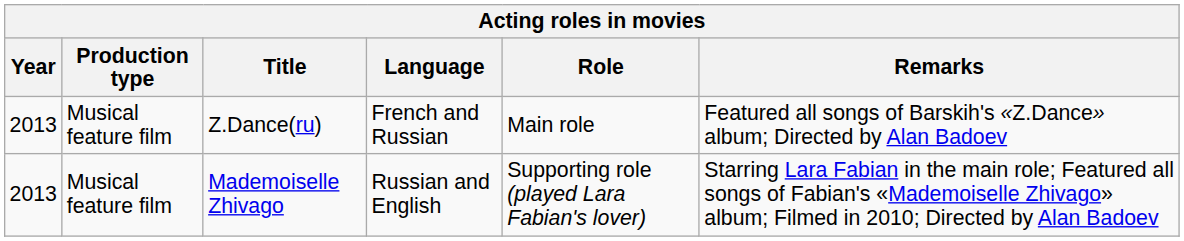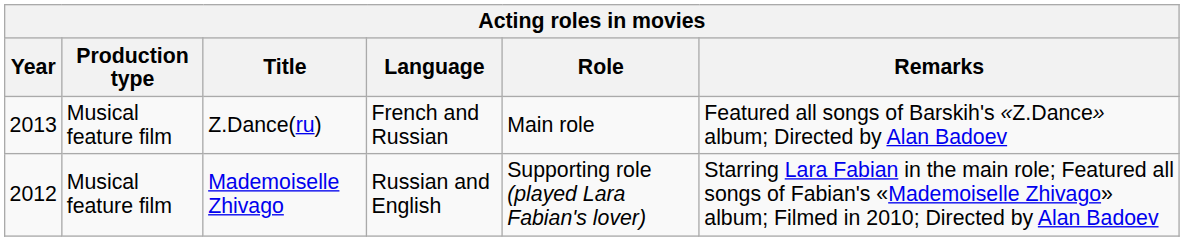(33, 194) 2013 -> (33, 194) 2012
